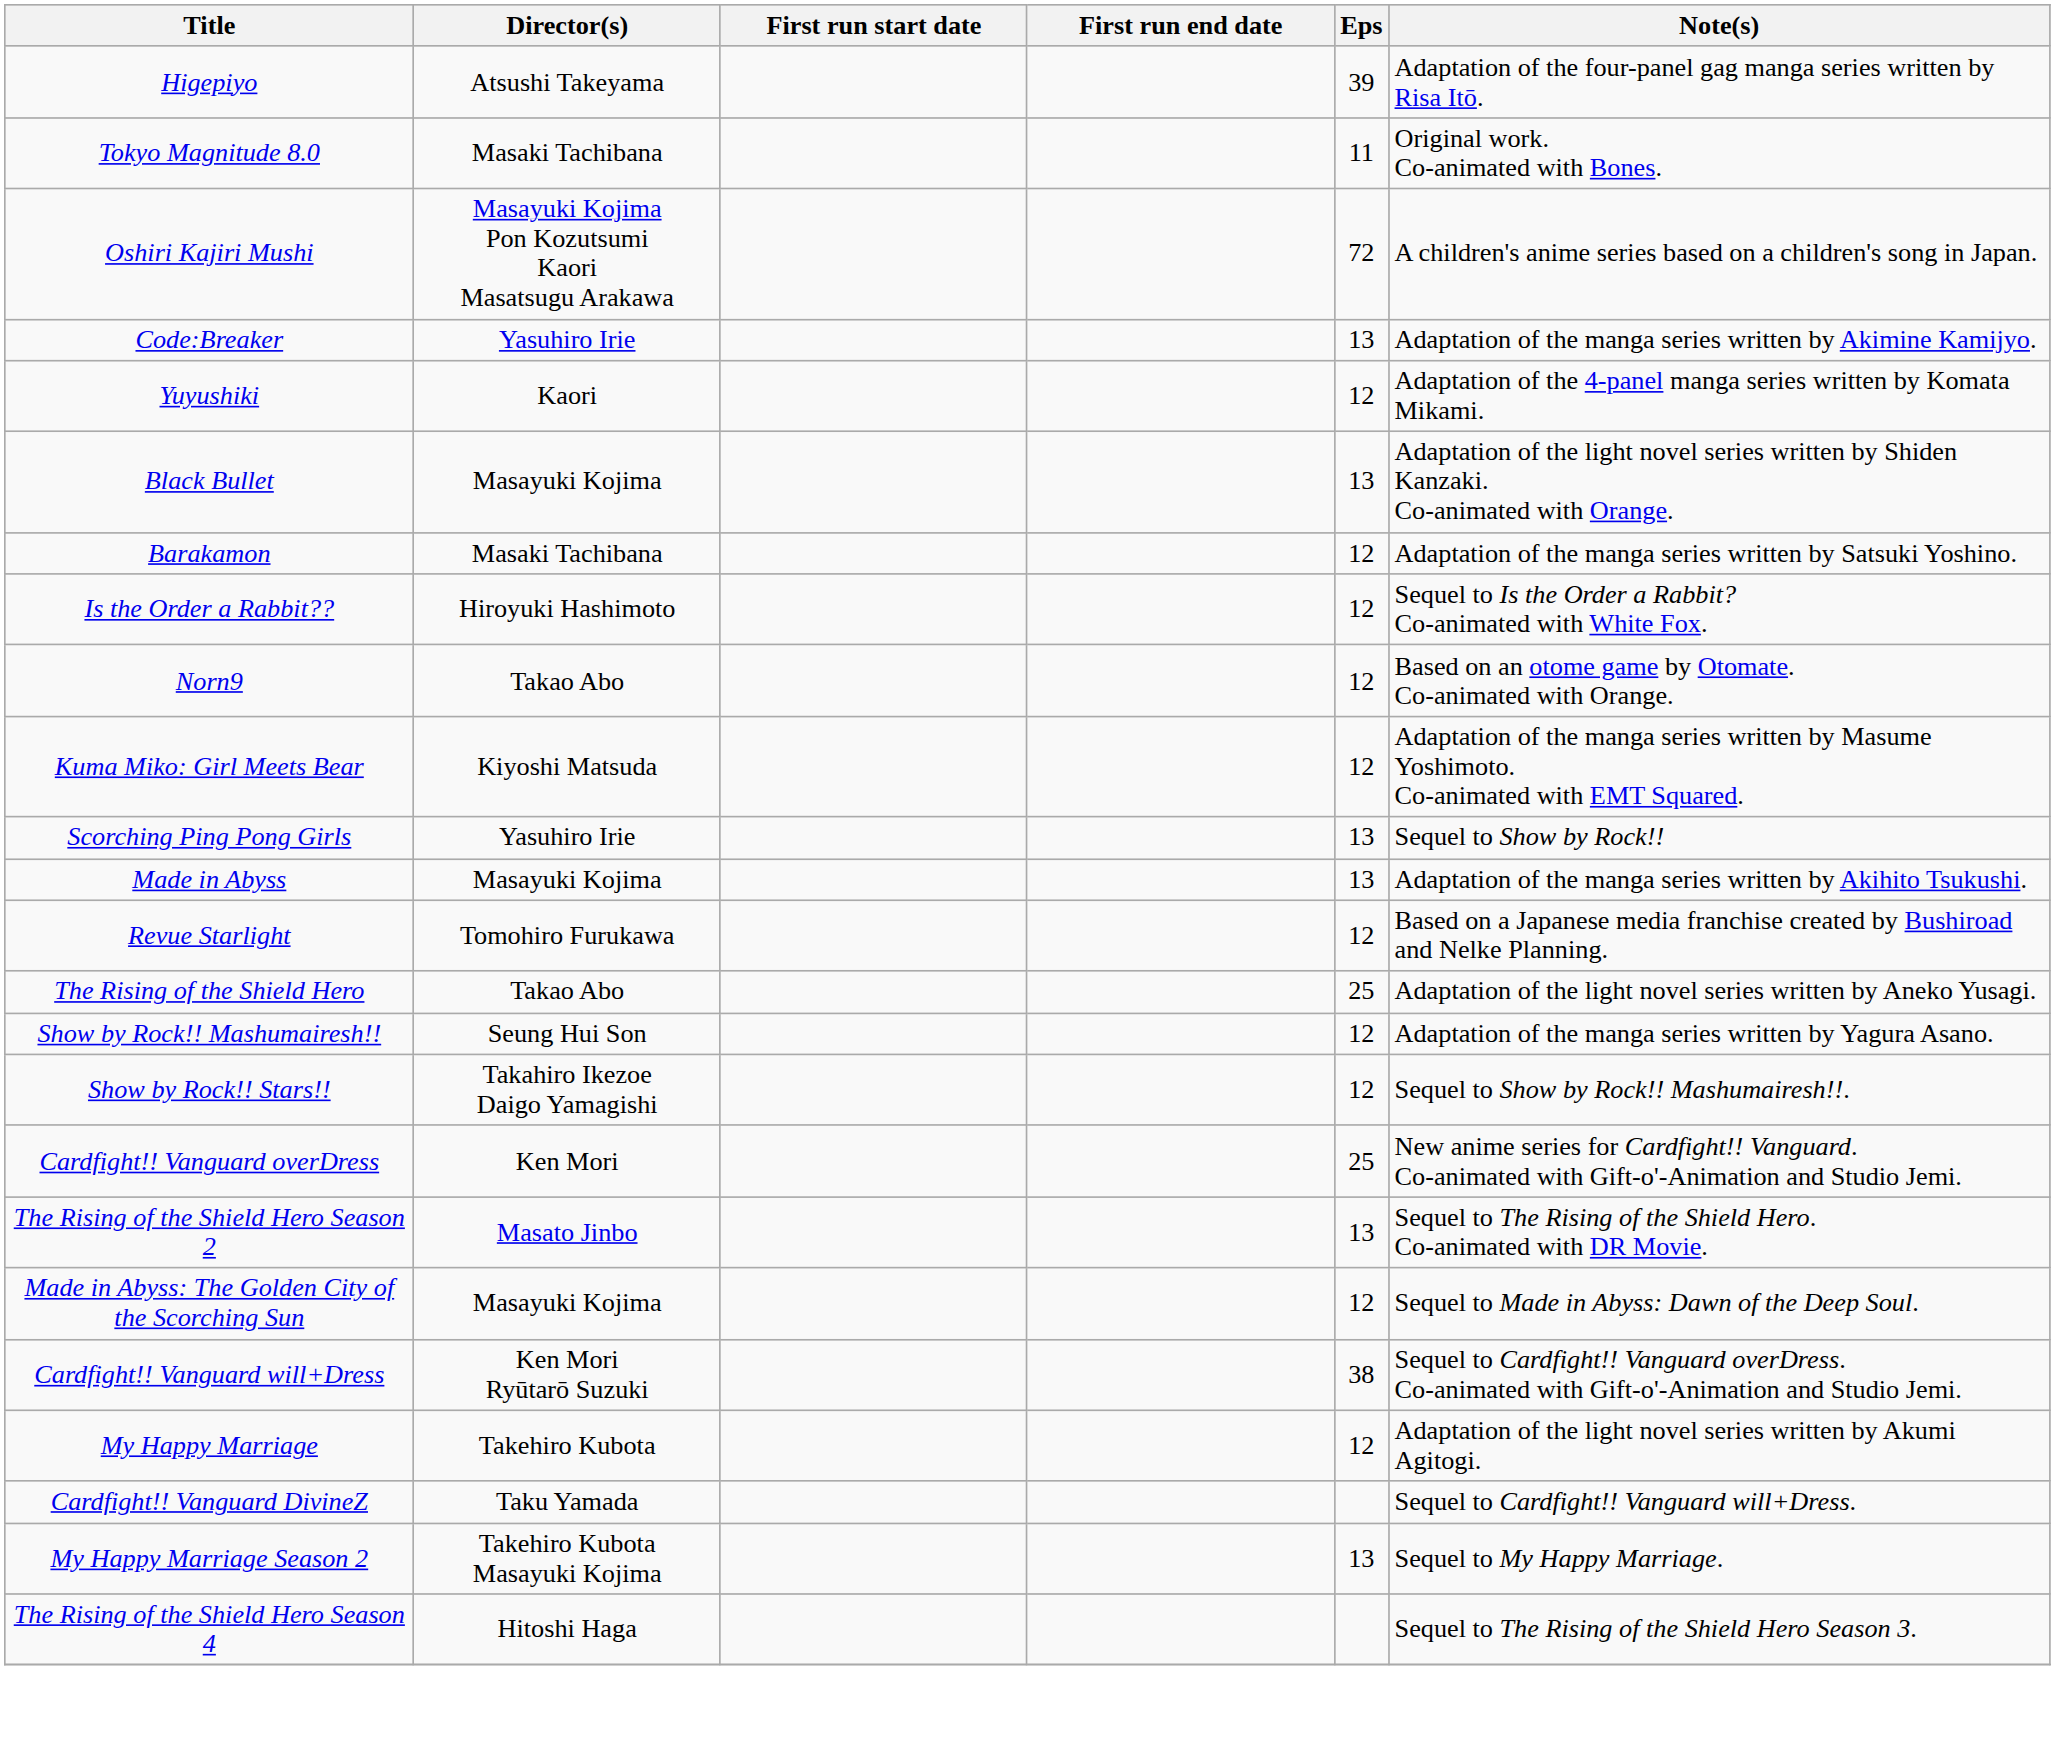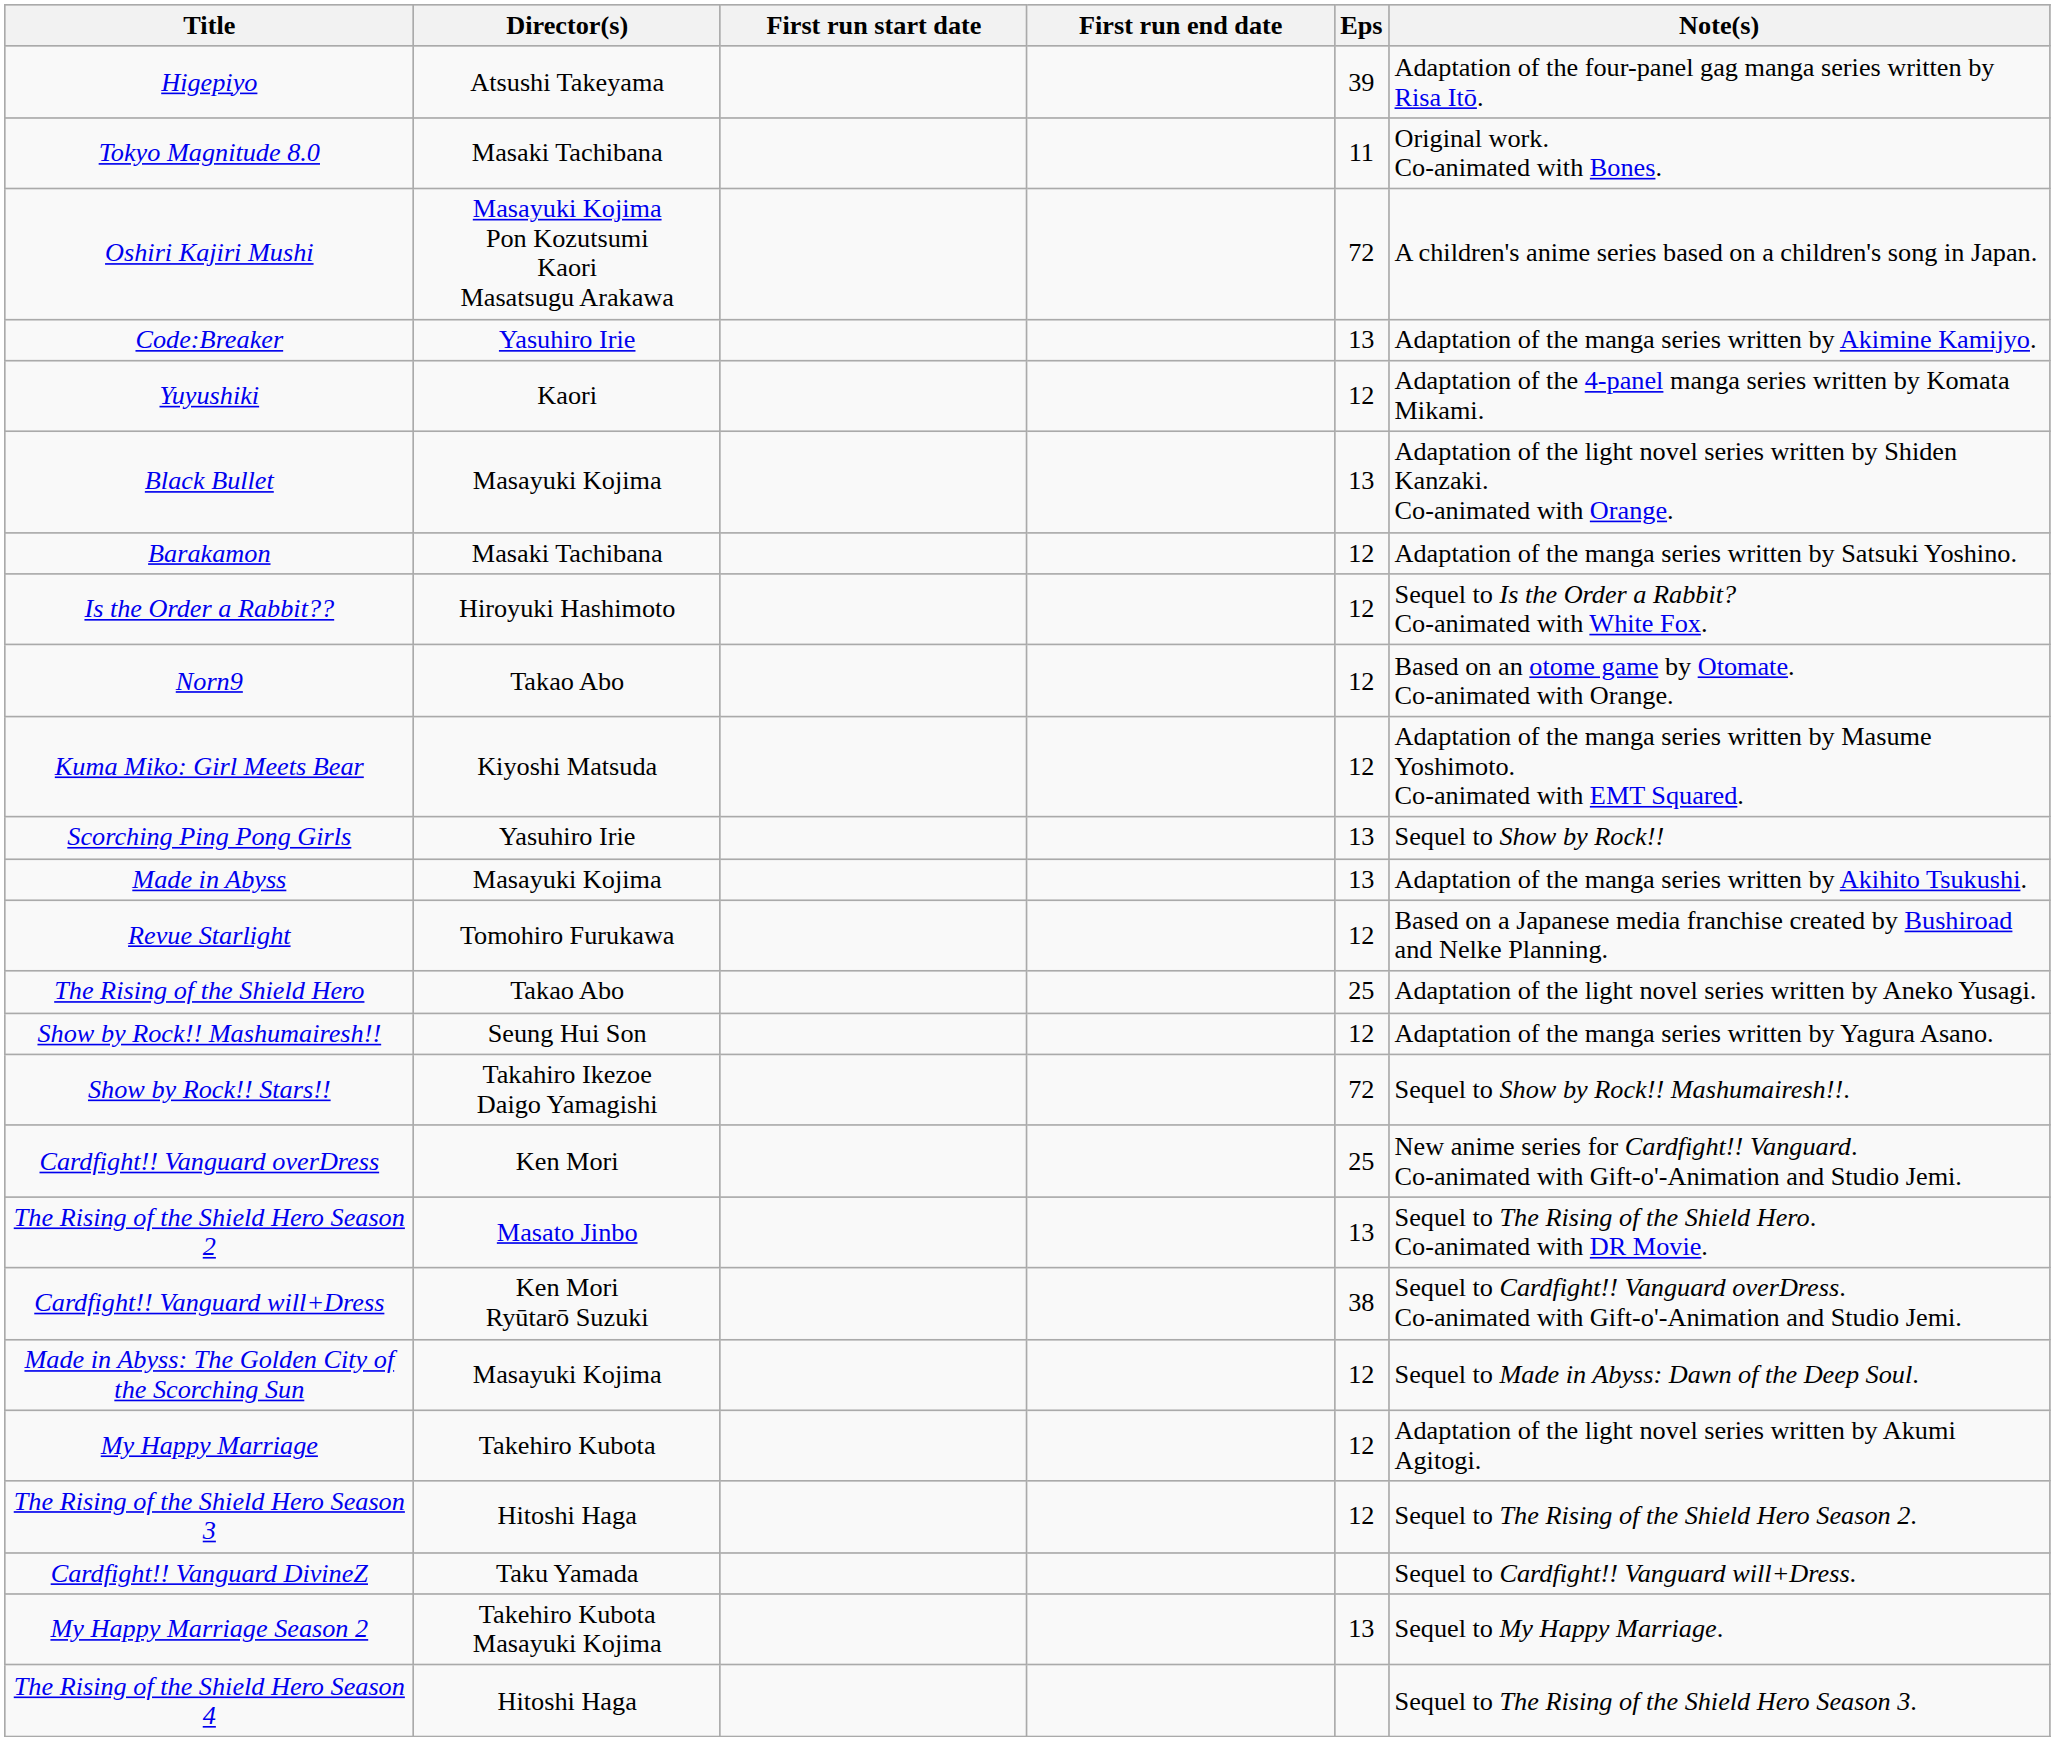(1361, 1089) 12 -> (1361, 1089) 72
rows swapped: (209, 1374) <-> (209, 1303)
+ row: (209, 1516)
